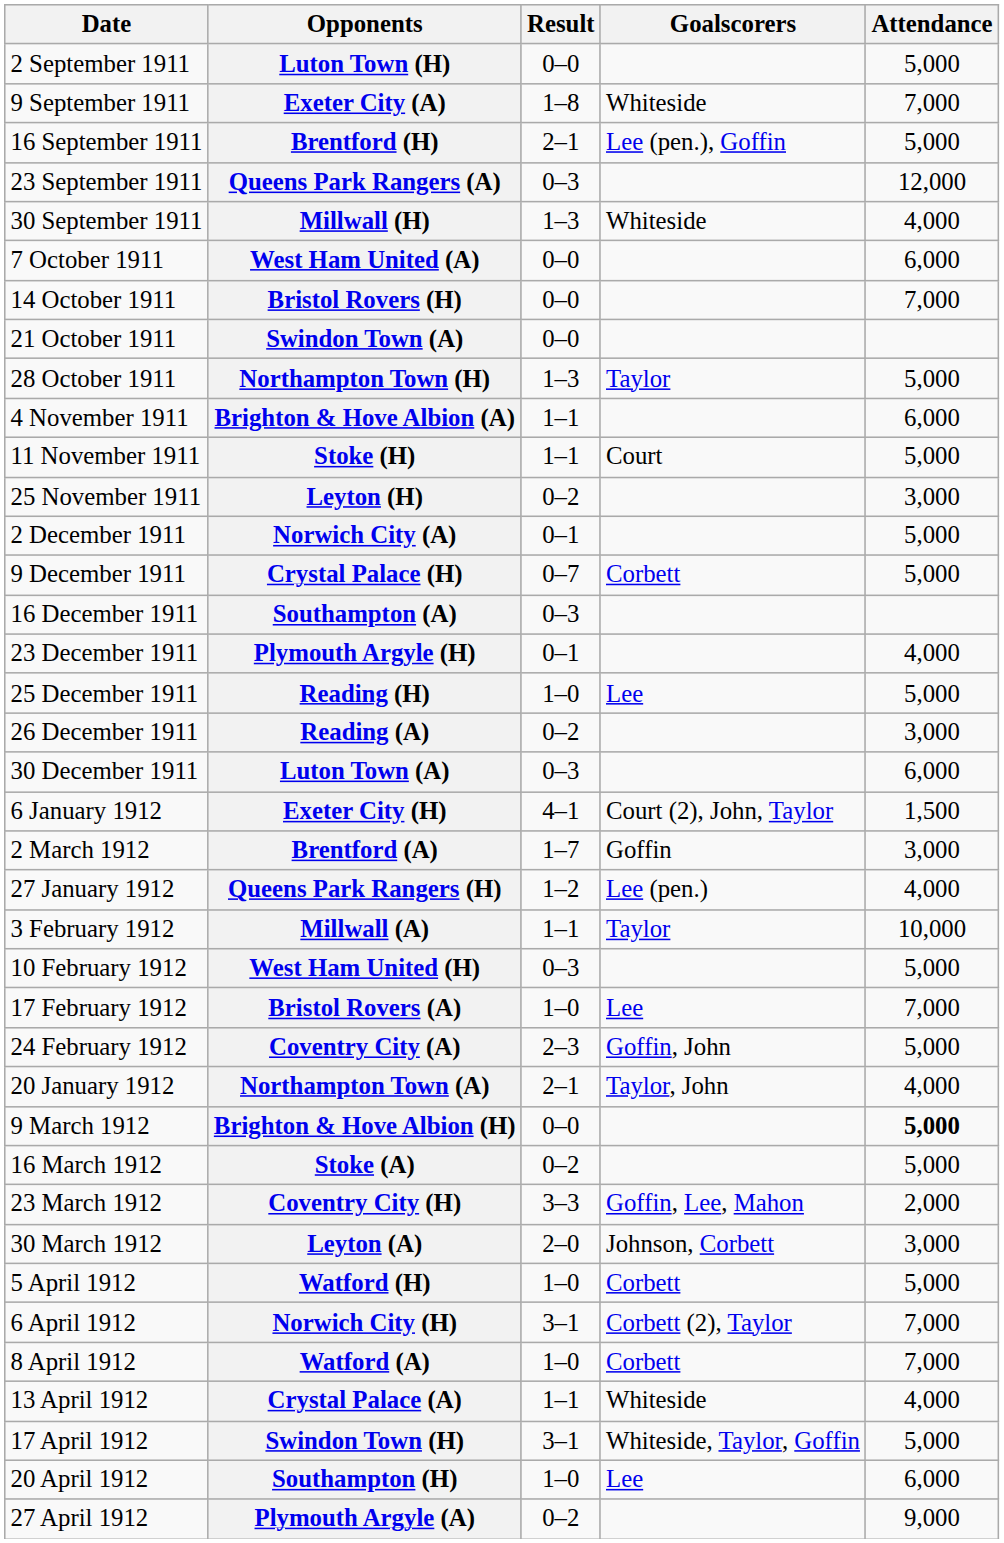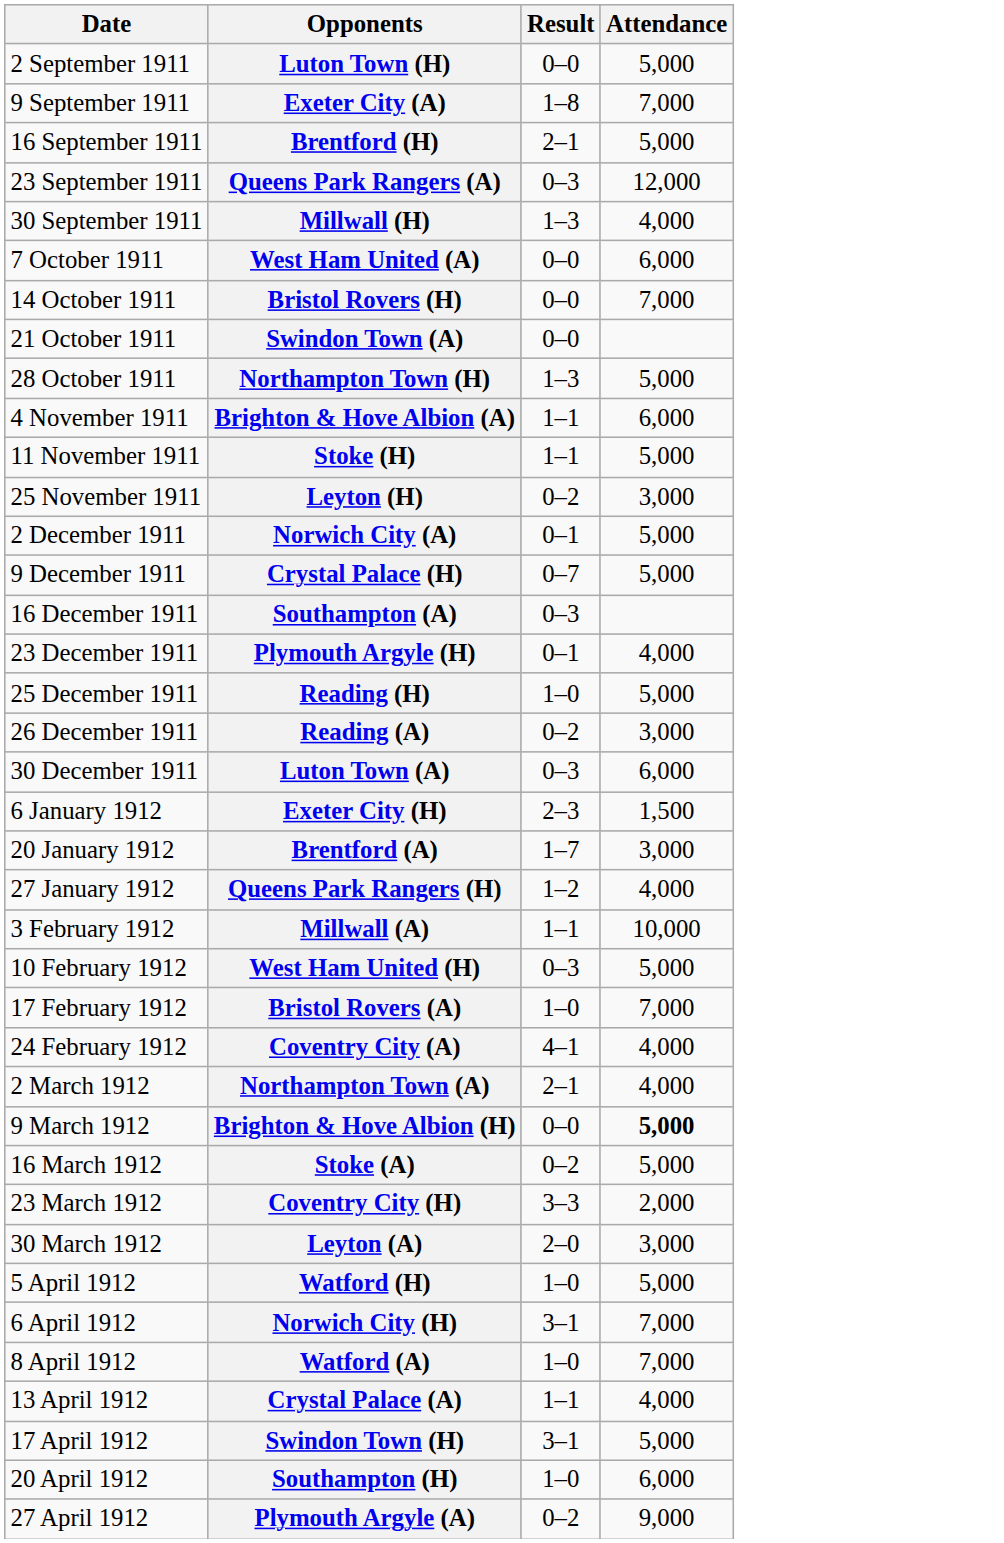- column: (733, 24)
(561, 810) 4–1 -> (561, 810) 2–3
(80, 850) 2 March 1912 -> (92, 850) 20 January 1912
(561, 1046) 2–3 -> (561, 1046) 4–1
(932, 1046) 5,000 -> (667, 1046) 4,000
(92, 1086) 20 January 1912 -> (80, 1086) 2 March 1912
